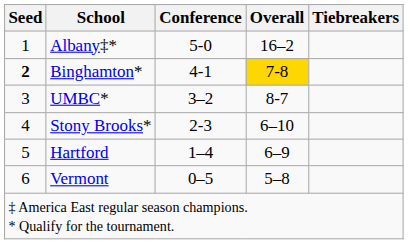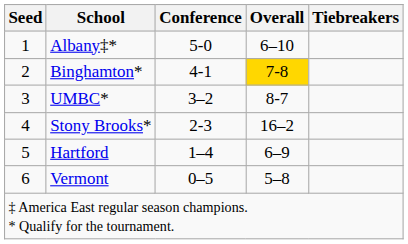(277, 44) 16–2 -> (277, 44) 6–10
(25, 71) bold -> (25, 71) normal
(277, 125) 6–10 -> (277, 125) 16–2
